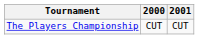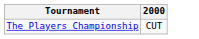- column: (180, 12)
